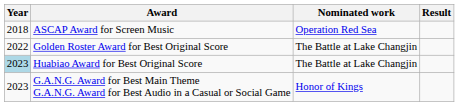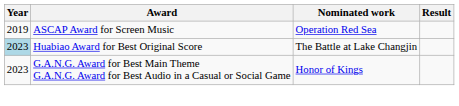(18, 30) 2018 -> (18, 30) 2019
- row: (131, 47)
